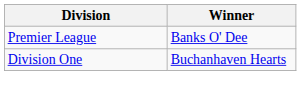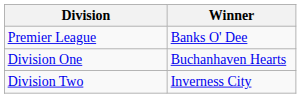+ row: (46, 81)
